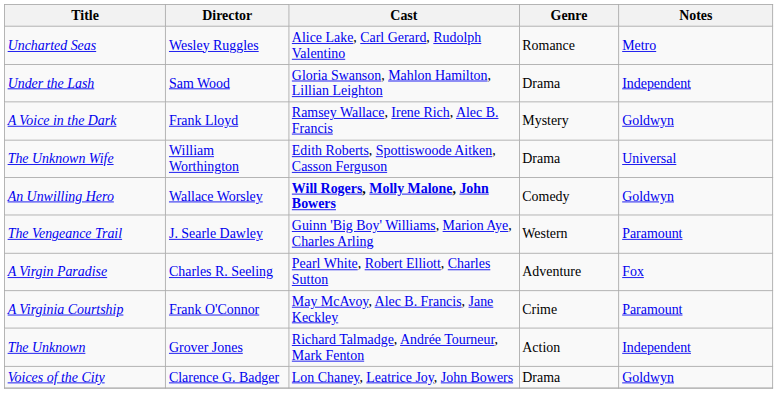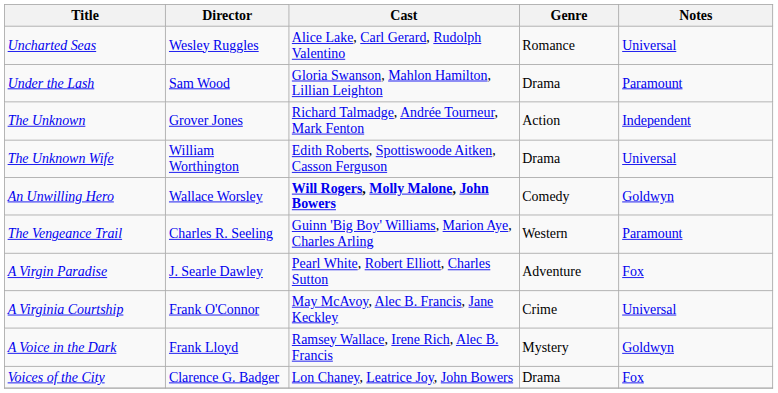(639, 45) Metro -> (649, 45) Universal
(657, 83) Independent -> (652, 83) Paramount
rows swapped: (47, 347) <-> (62, 120)
(216, 234) J. Searle Dawley -> (221, 234) Charles R. Seeling
(221, 271) Charles R. Seeling -> (216, 271) J. Searle Dawley
(652, 309) Paramount -> (649, 309) Universal
(648, 377) Goldwyn -> (633, 377) Fox
